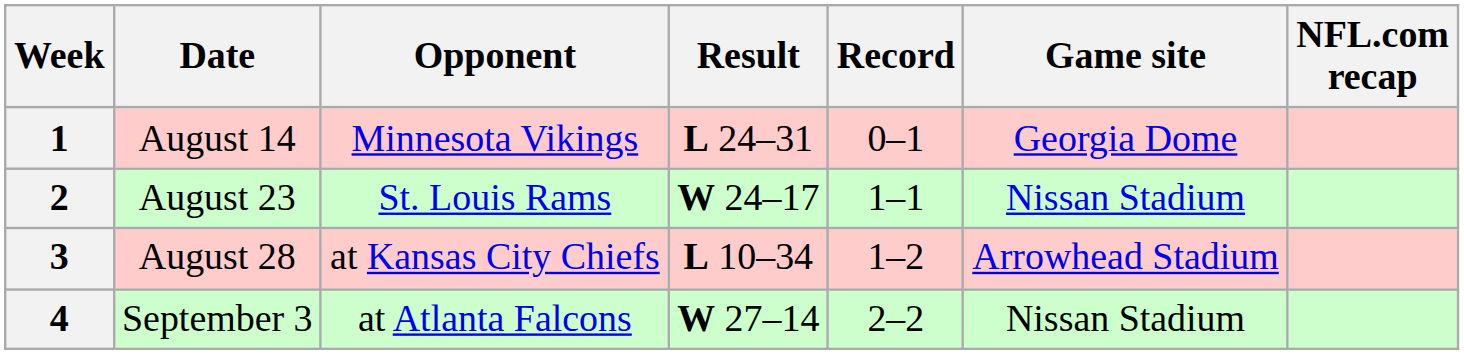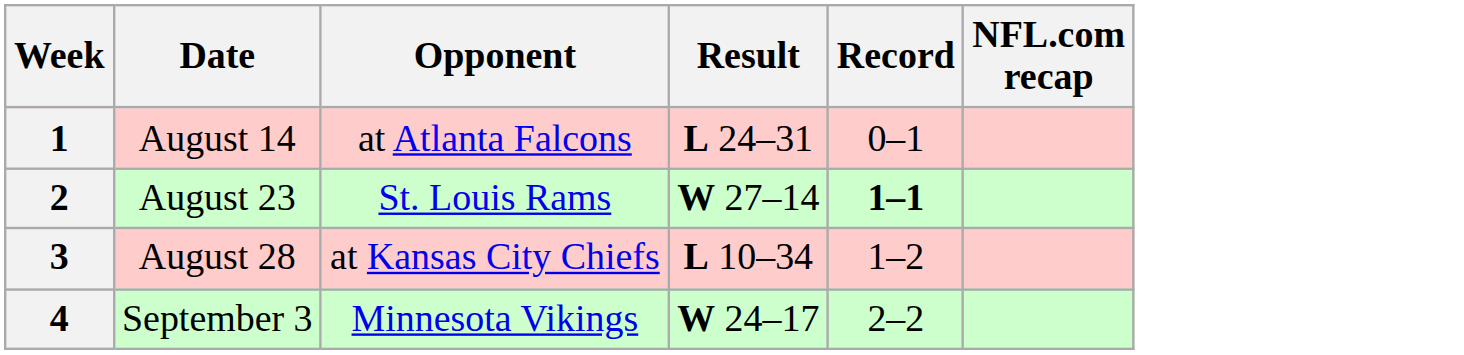- column: (1126, 55)
(495, 137) Minnesota Vikings -> (495, 137) at Atlanta Falcons
(748, 197) W 24–17 -> (748, 197) W 27–14
(896, 197) normal -> (896, 197) bold
(495, 317) at Atlanta Falcons -> (495, 317) Minnesota Vikings
(748, 317) W 27–14 -> (748, 317) W 24–17
